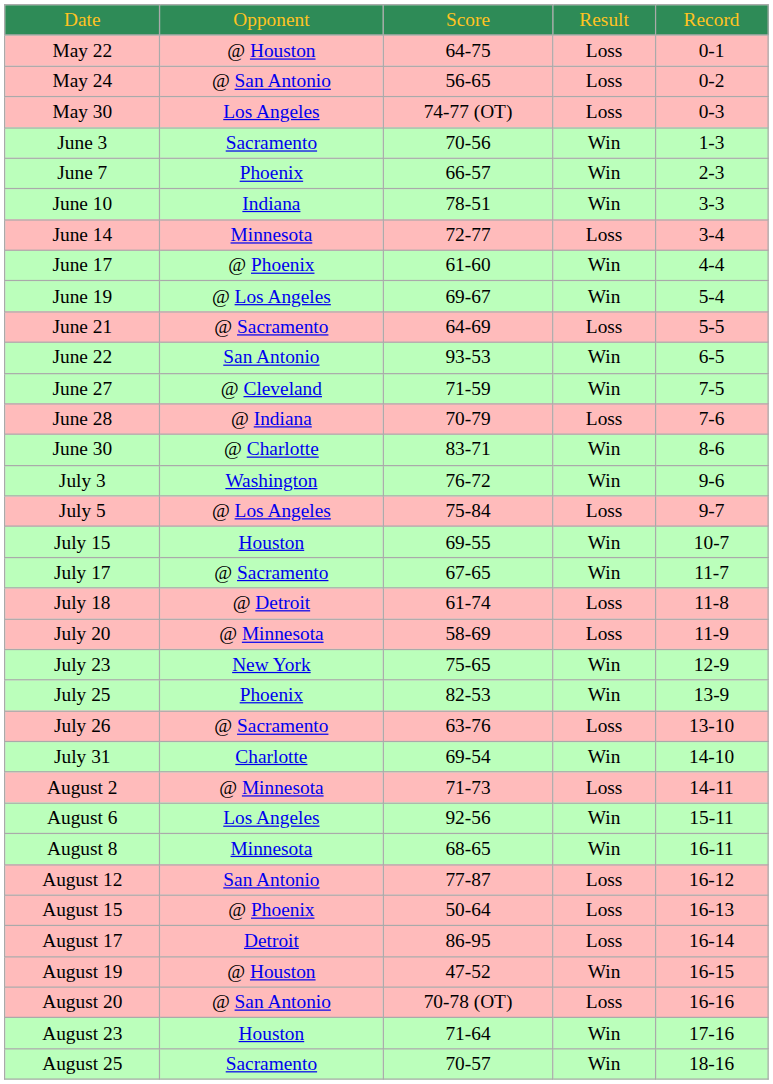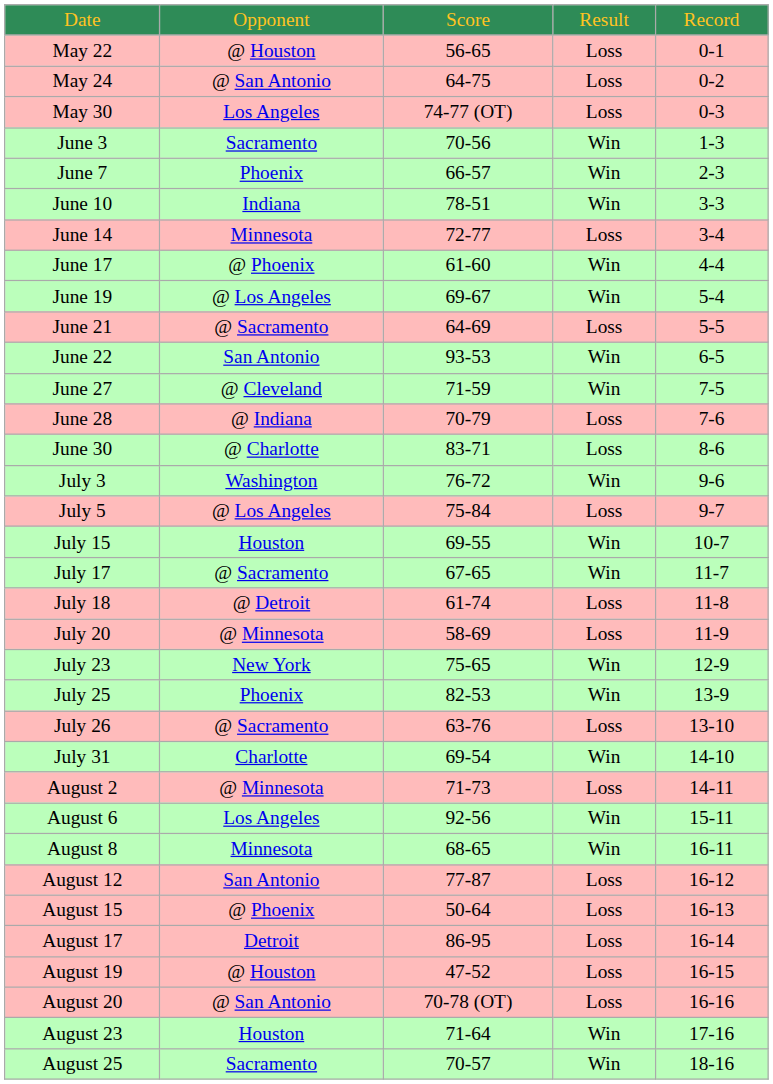(468, 50) 64-75 -> (468, 50) 56-65
(468, 81) 56-65 -> (468, 81) 64-75
(604, 449) Win -> (604, 449) Loss
(604, 971) Win -> (604, 971) Loss
